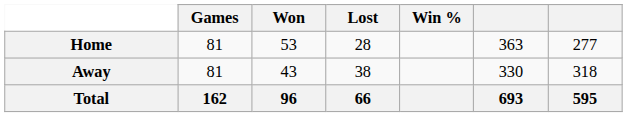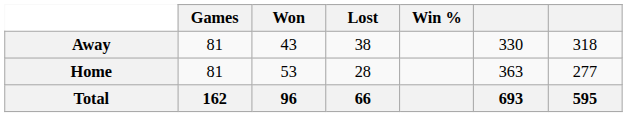rows swapped: (91, 44) <-> (91, 71)
